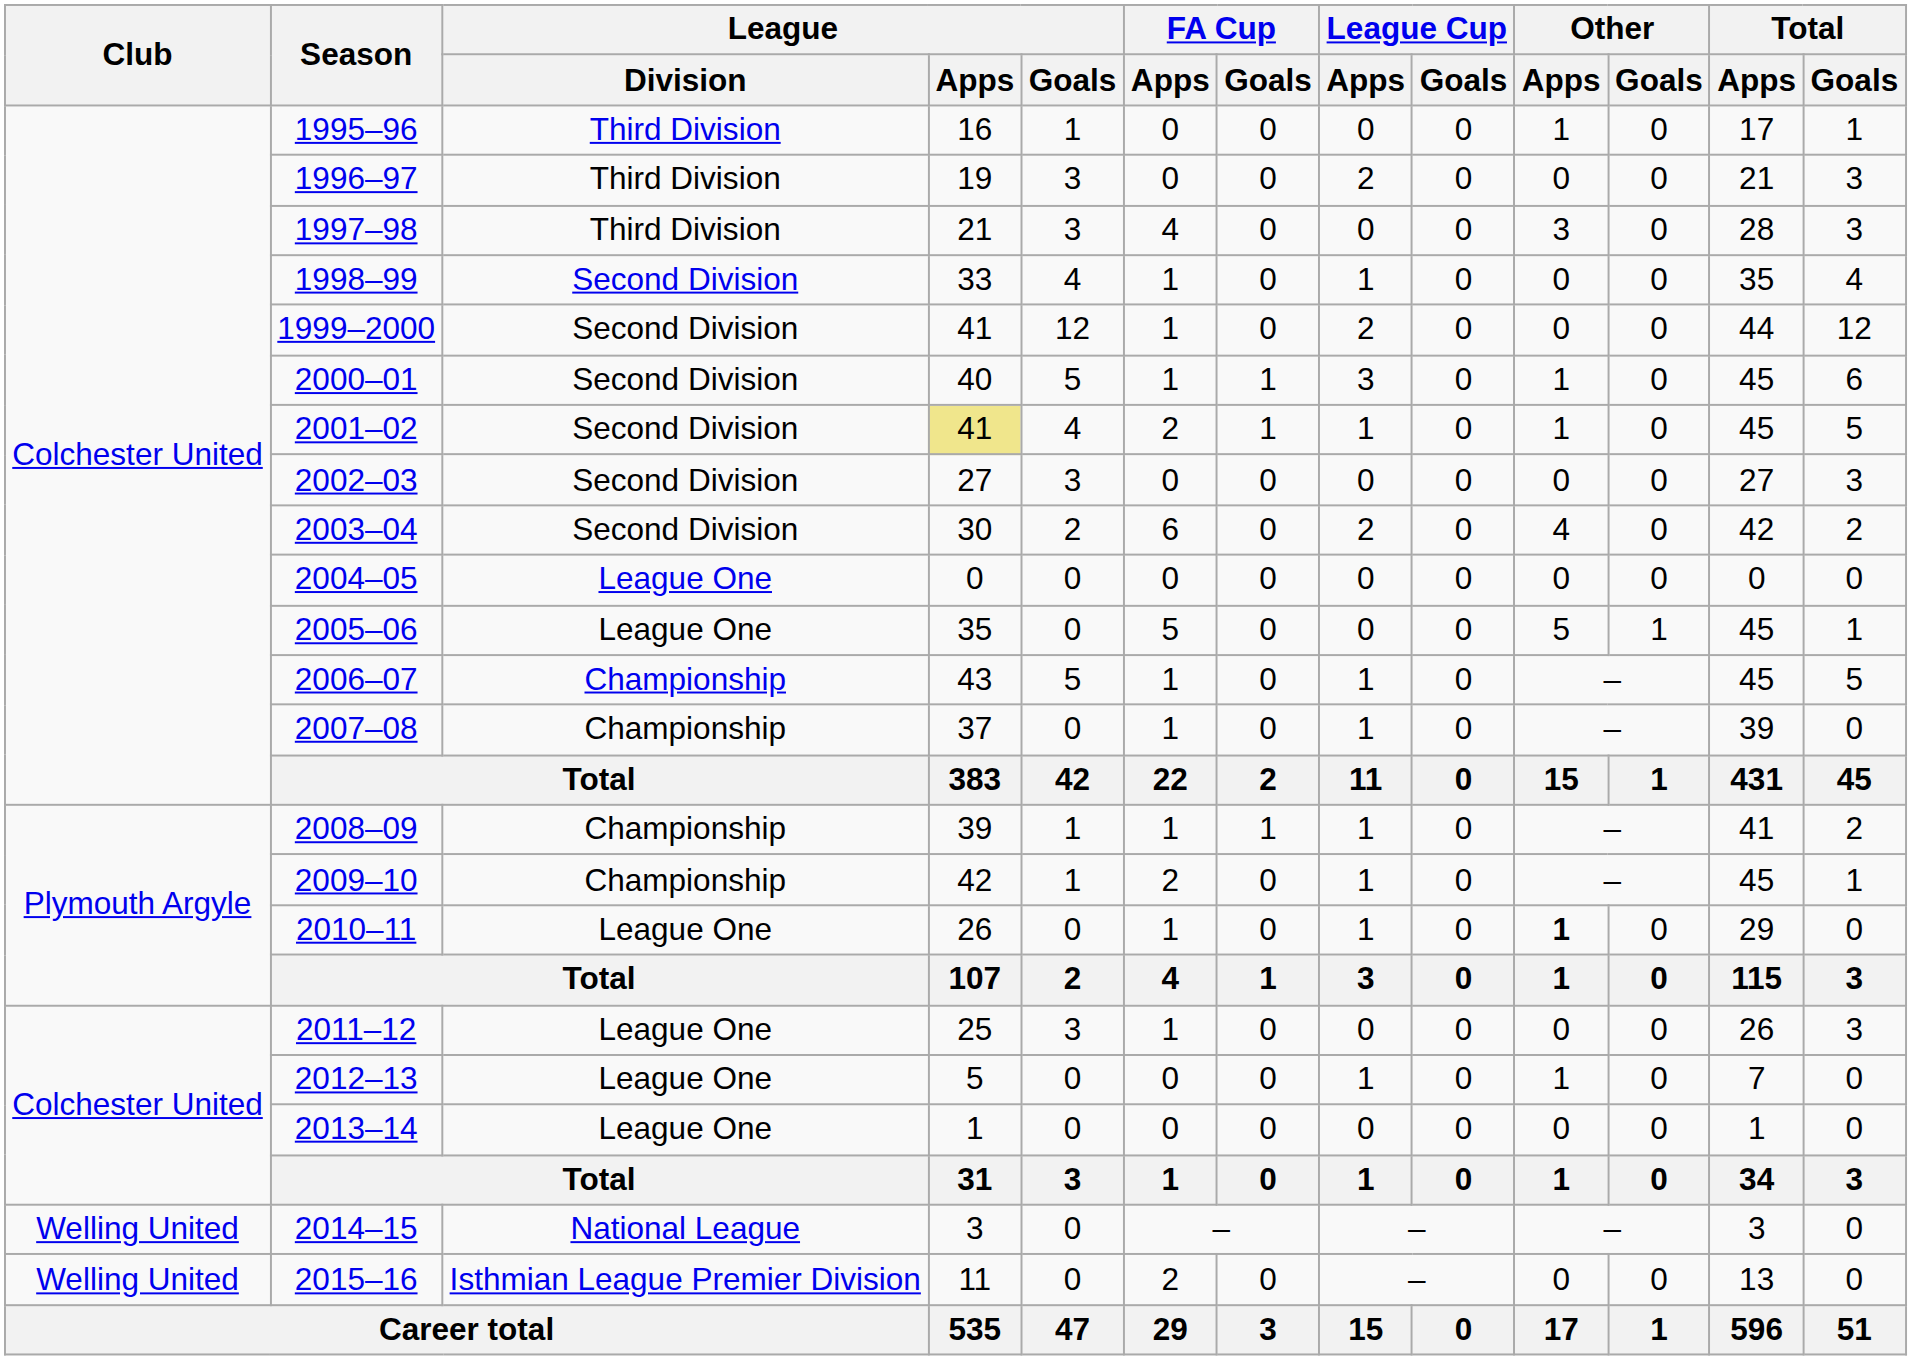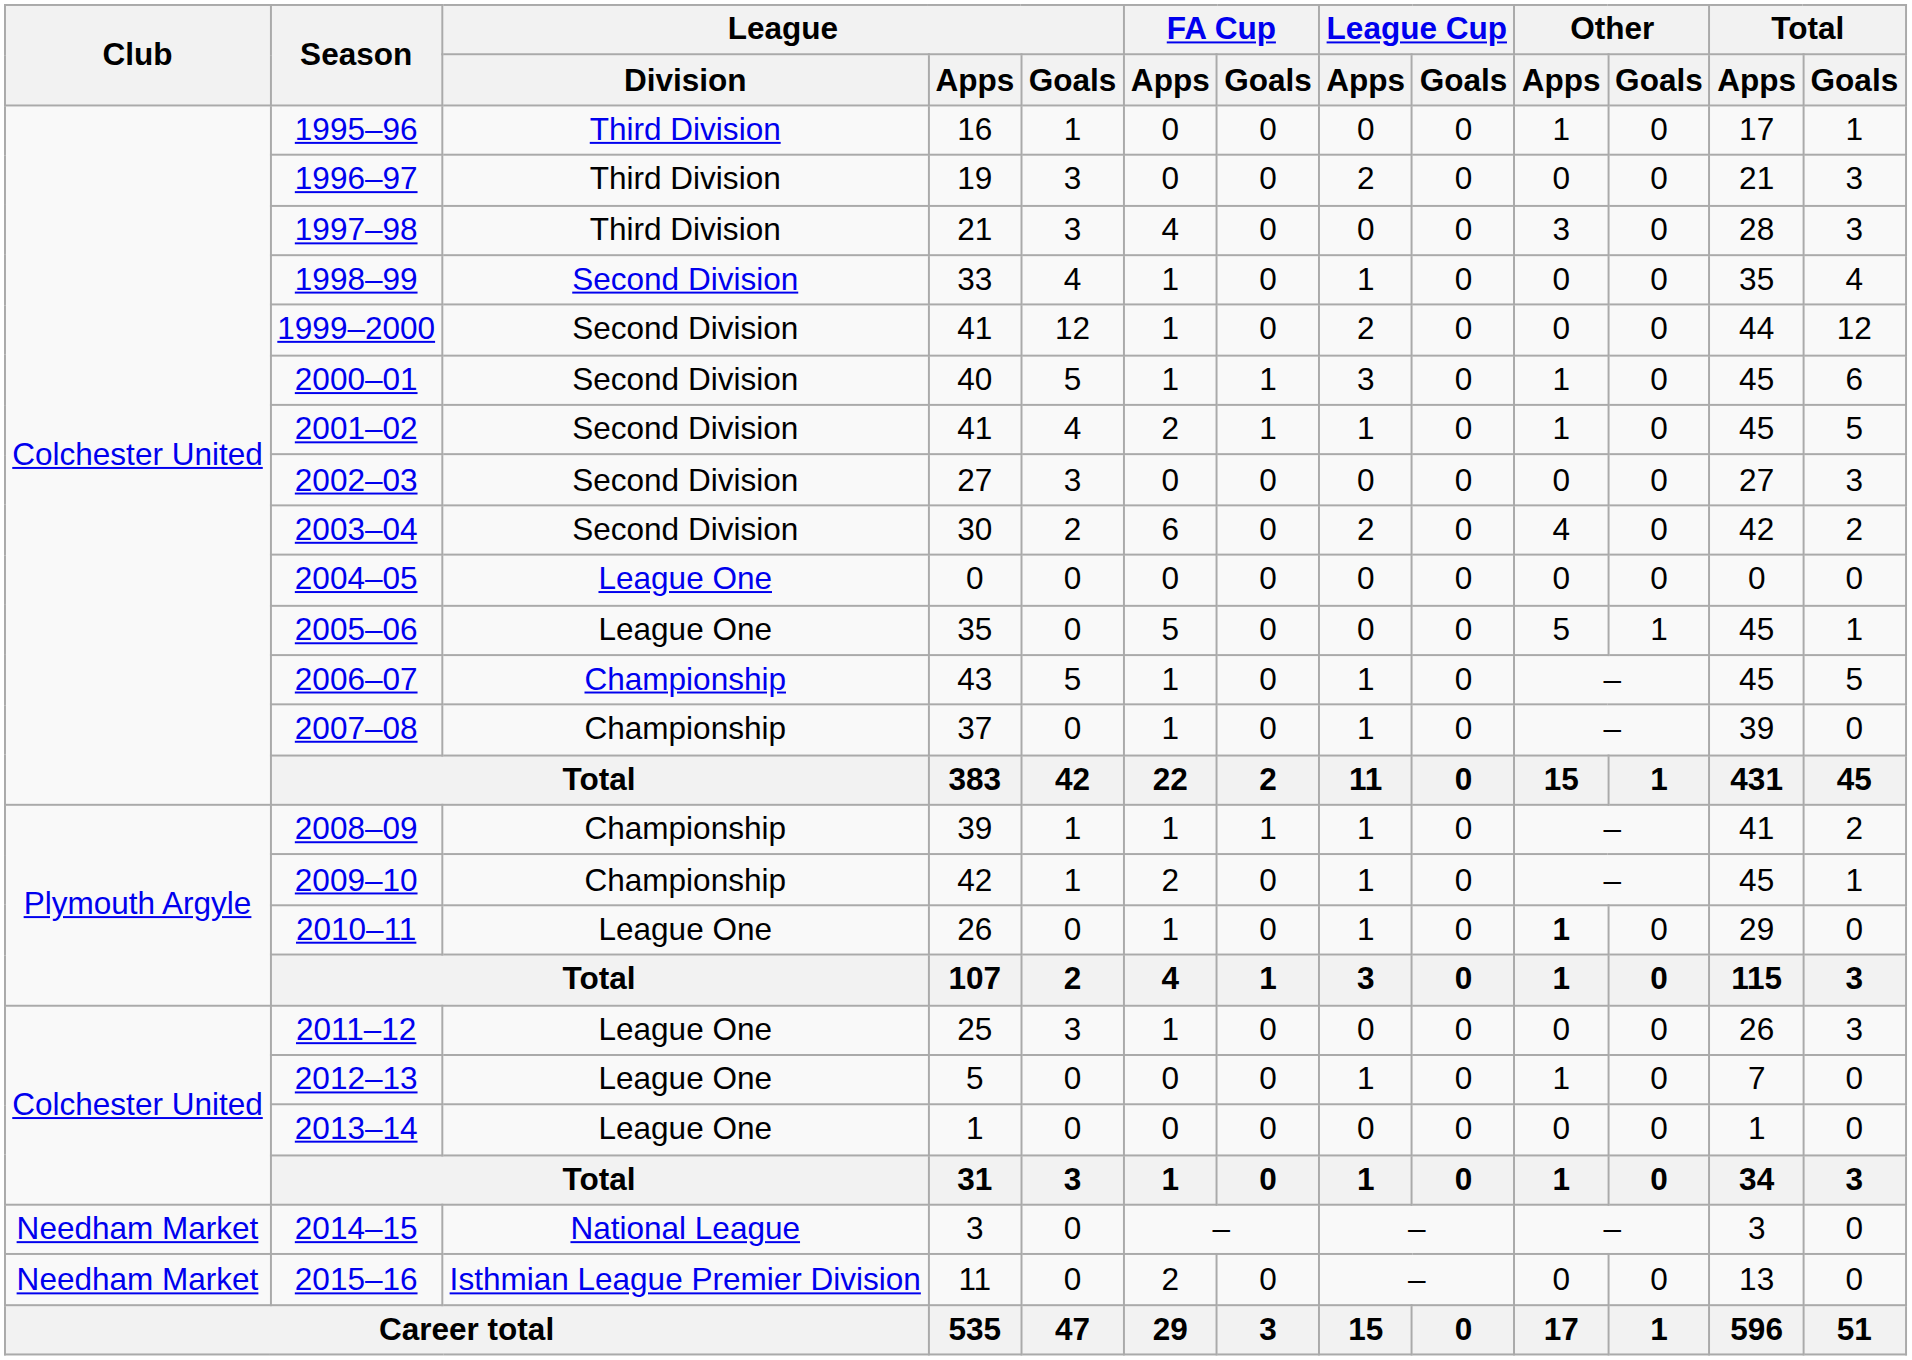(975, 429) khaki background -> (975, 429) no background
(137, 1229) Welling United -> (137, 1229) Needham Market
(137, 1279) Welling United -> (137, 1279) Needham Market
